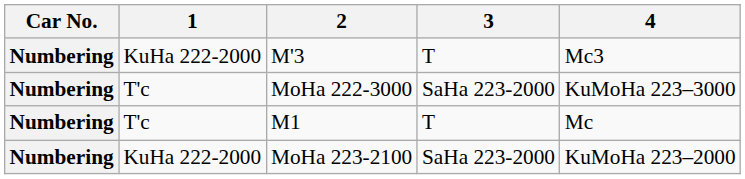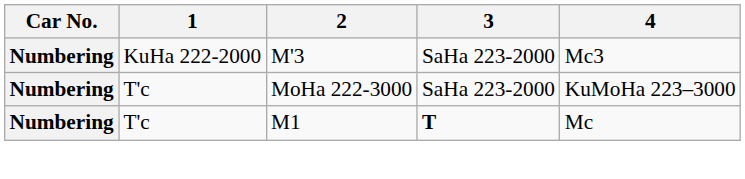(429, 55) T -> (489, 55) SaHa 223-2000
(429, 122) normal -> (429, 122) bold
- row: (342, 156)
